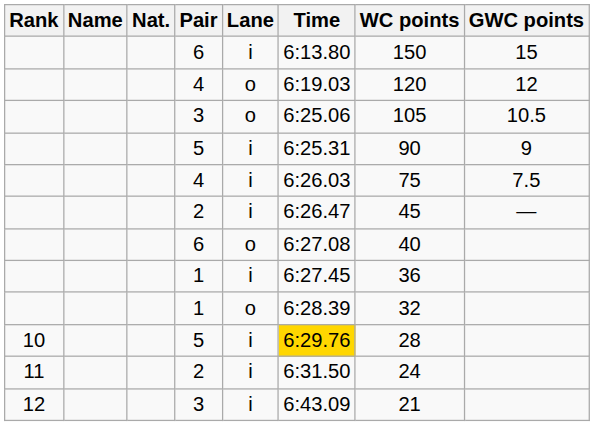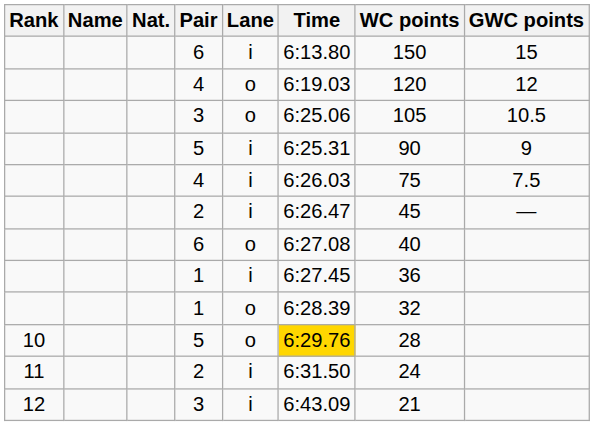(250, 340) i -> (250, 340) o
